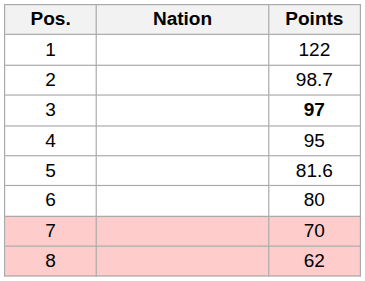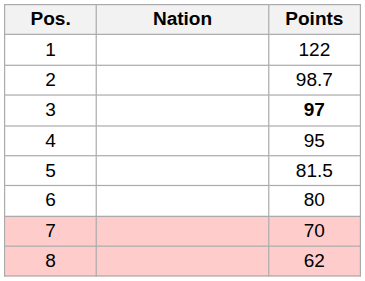(314, 170) 81.6 -> (314, 170) 81.5
